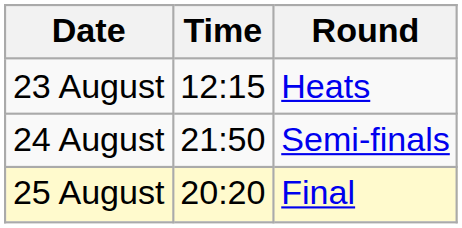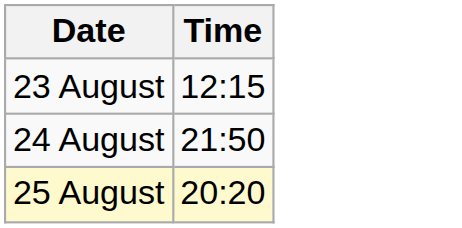- column: (366, 31)
